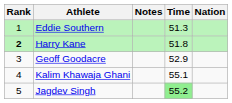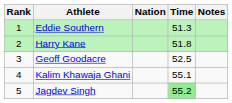columns swapped: (210, 12) <-> (149, 12)
(19, 43) bold -> (19, 43) normal
(178, 59) 52.9 -> (182, 59) 52.5
